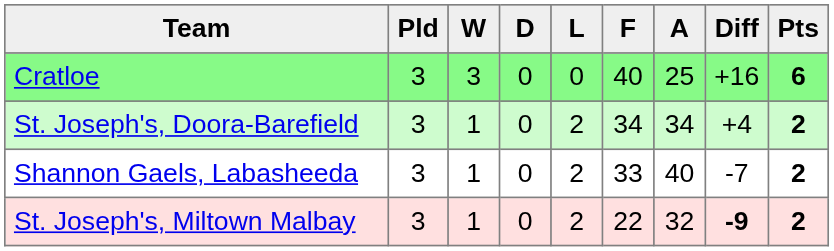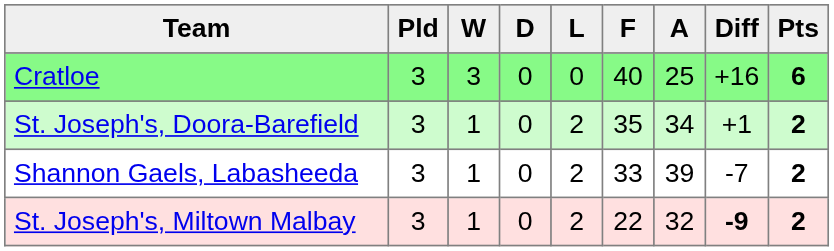(628, 124) 34 -> (628, 124) 35
(737, 124) +4 -> (737, 124) +1
(679, 172) 40 -> (679, 172) 39
